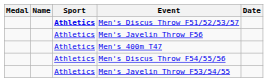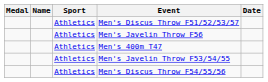(75, 23) bold -> (75, 23) normal
rows swapped: (162, 59) <-> (164, 72)
